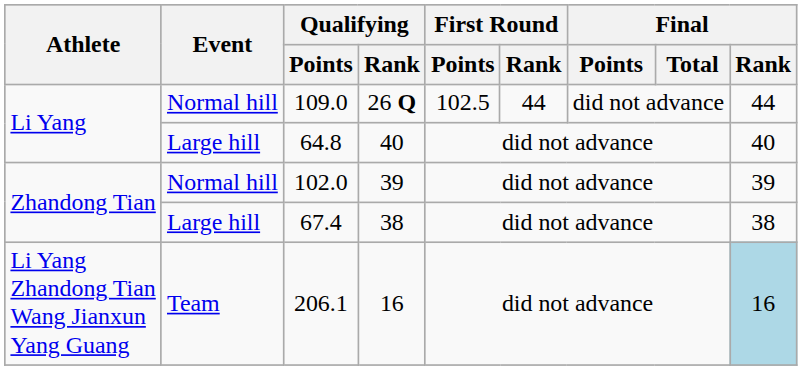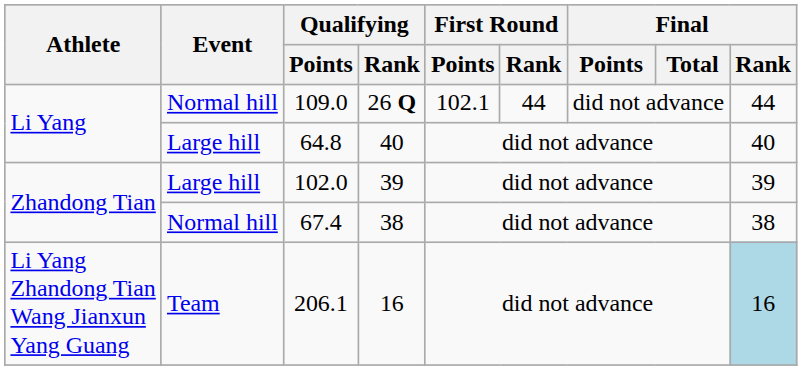(463, 103) 102.5 -> (463, 103) 102.1
(222, 182) Normal hill -> (214, 182) Large hill
(214, 221) Large hill -> (222, 221) Normal hill
